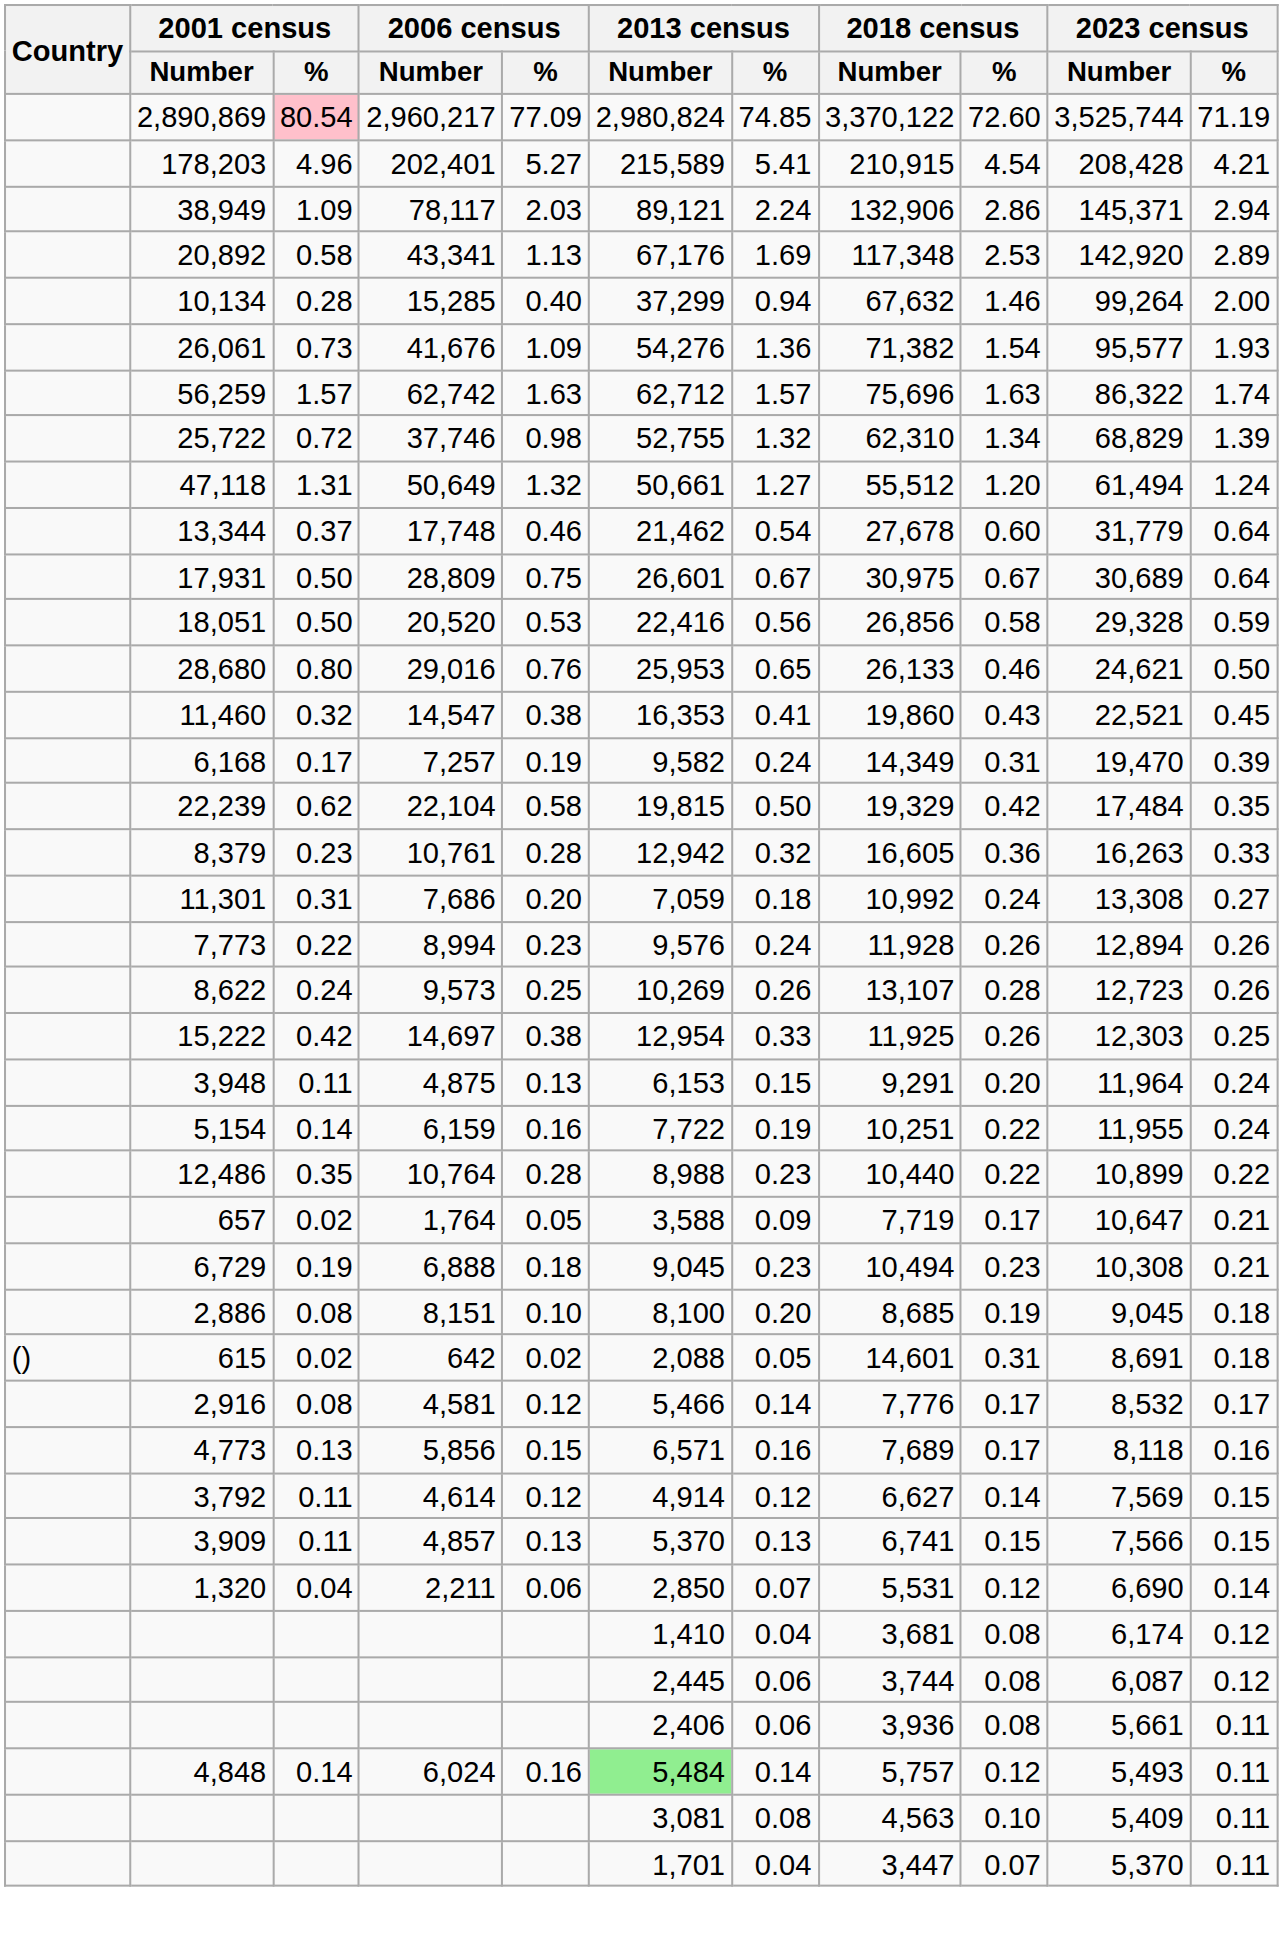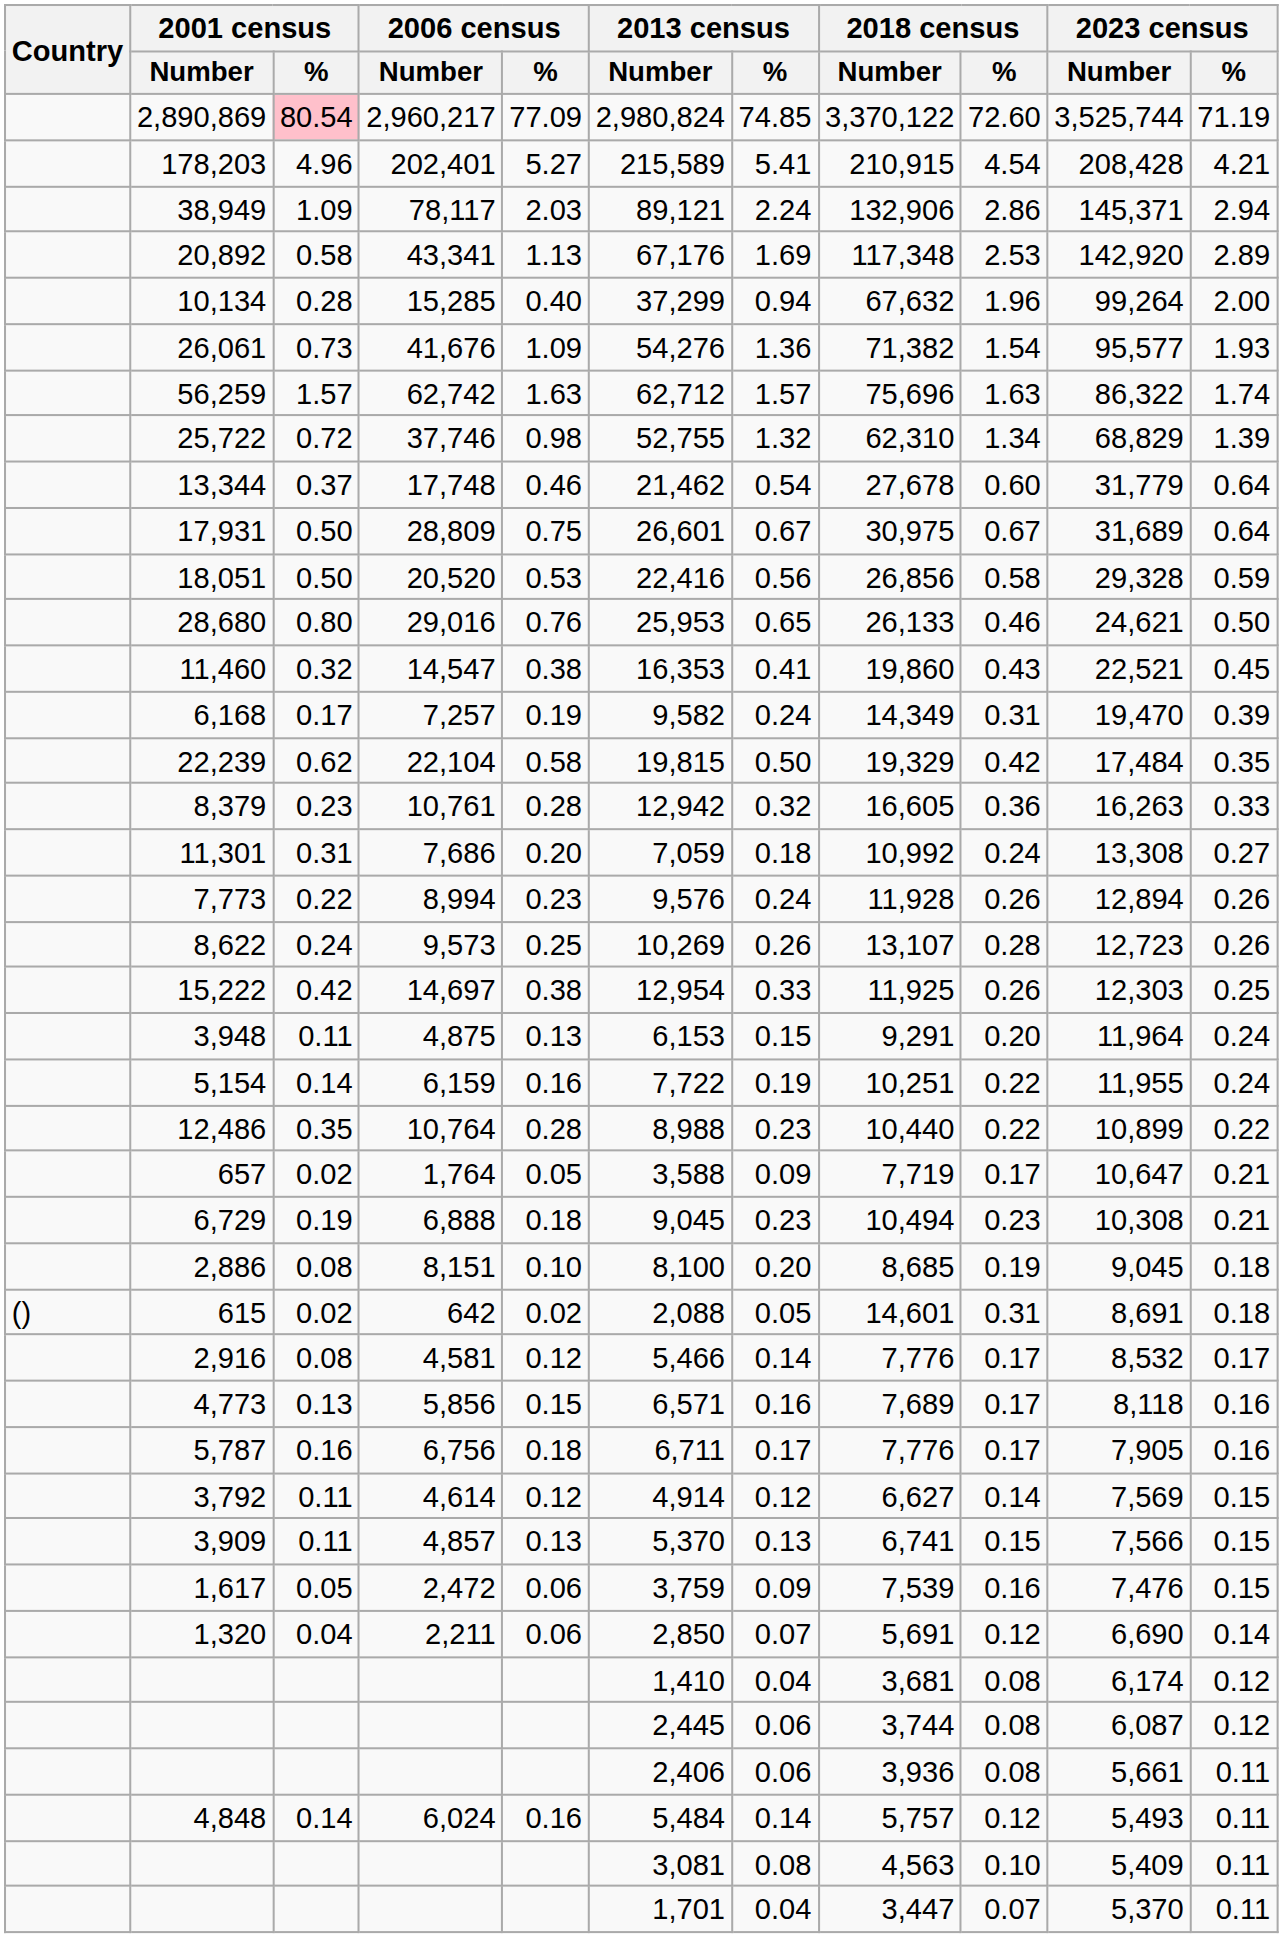(1012, 302) 1.46 -> (1012, 302) 1.96
- row: (223, 485)
(1139, 577) 30,689 -> (1139, 531) 31,689
+ row: (230, 1450)
+ row: (230, 1588)
(918, 1588) 5,531 -> (918, 1634) 5,691
(689, 1772) lightgreen background -> (689, 1818) no background
